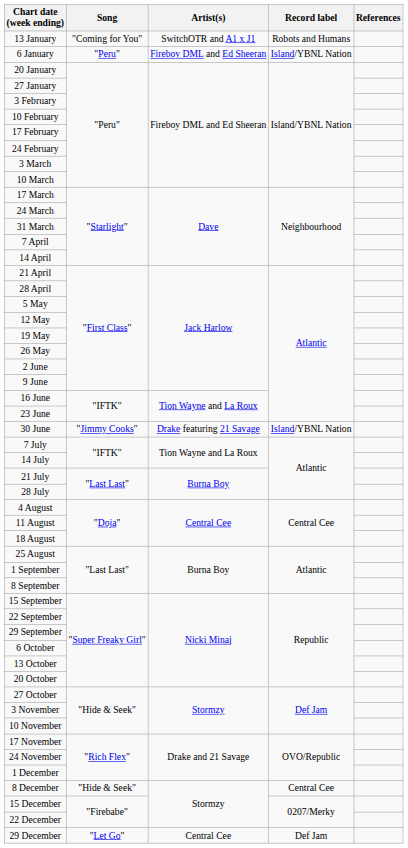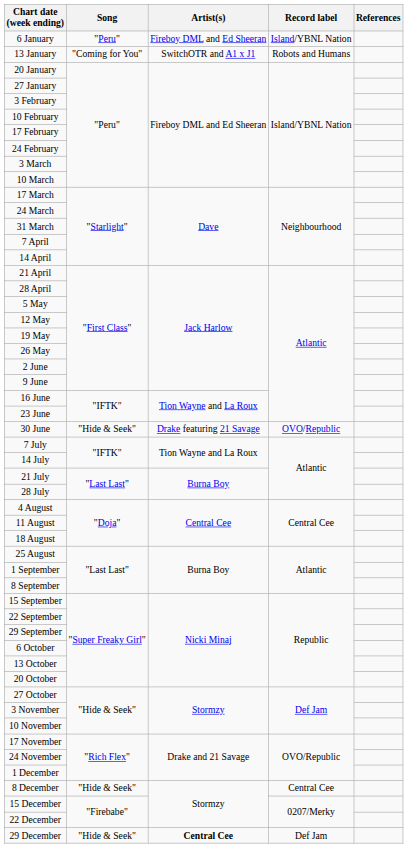rows swapped: (35, 54) <-> (35, 38)
(107, 429) "Jimmy Cooks" -> (107, 429) "Hide & Seek"
(311, 429) Island/YBNL Nation -> (311, 429) OVO/Republic
(107, 835) "Let Go" -> (107, 835) "Hide & Seek"
(208, 835) normal -> (208, 835) bold
